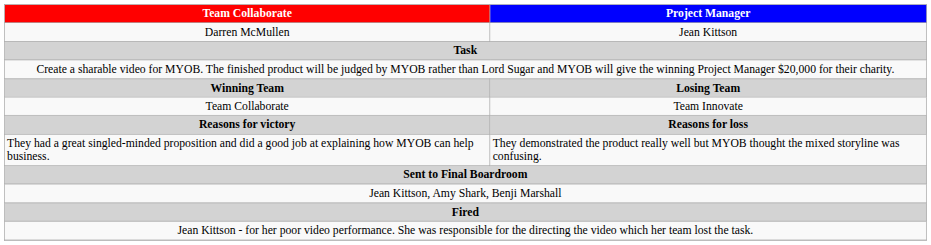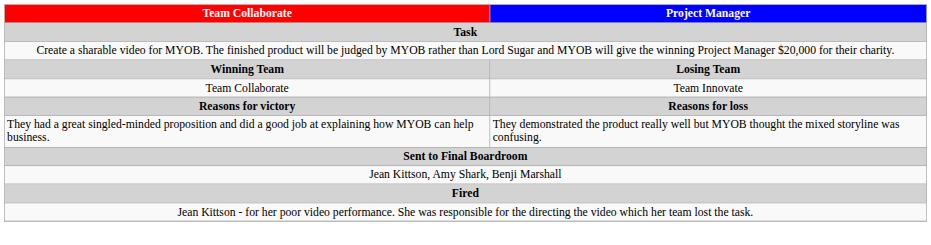- row: (247, 32)
